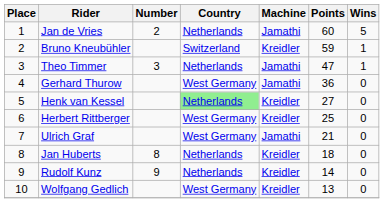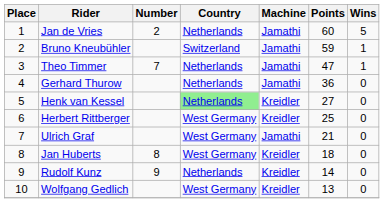(281, 48) Kreidler -> (281, 48) Jamathi
(157, 66) 3 -> (157, 66) 7
(220, 84) West Germany -> (213, 84) Netherlands
(213, 154) Netherlands -> (220, 154) West Germany
